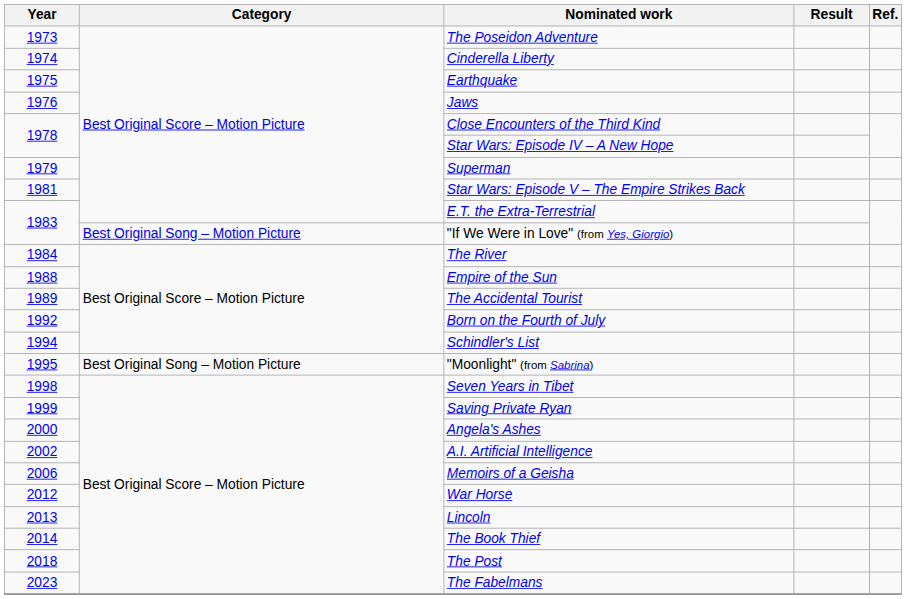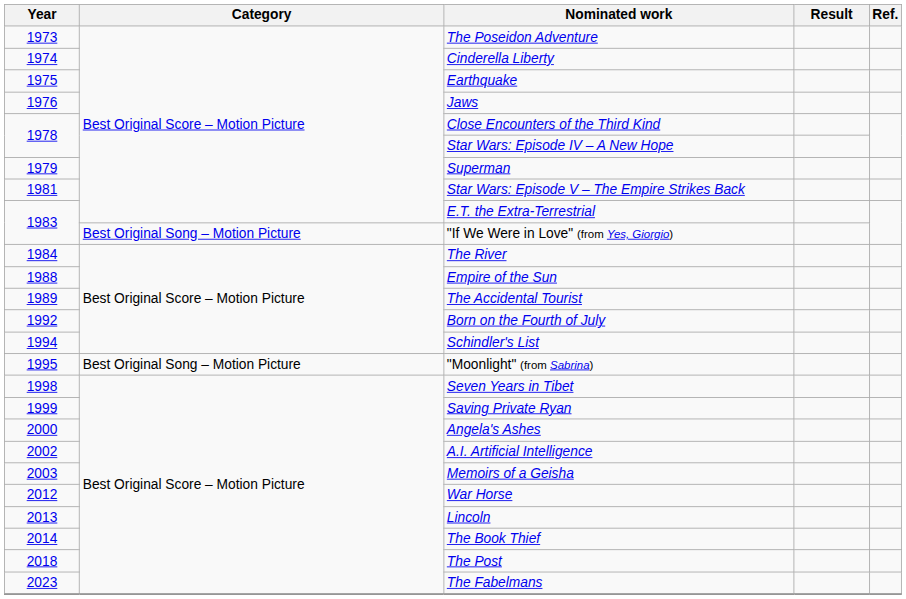(42, 473) 2006 -> (42, 473) 2003
